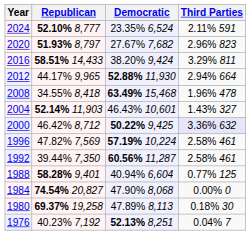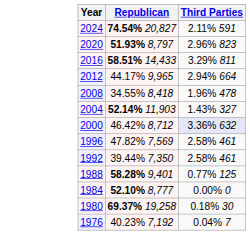- column: (142, 13)
(69, 29) 52.10% 8,777 -> (142, 29) 74.54% 20,827
(69, 190) 74.54% 20,827 -> (142, 190) 52.10% 8,777
